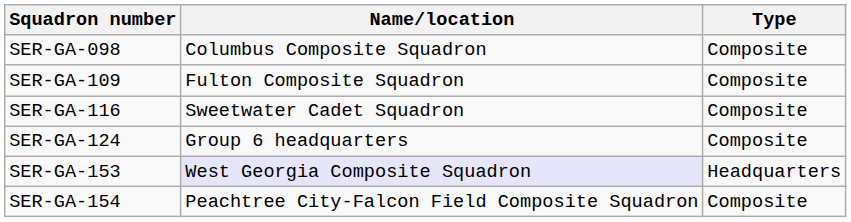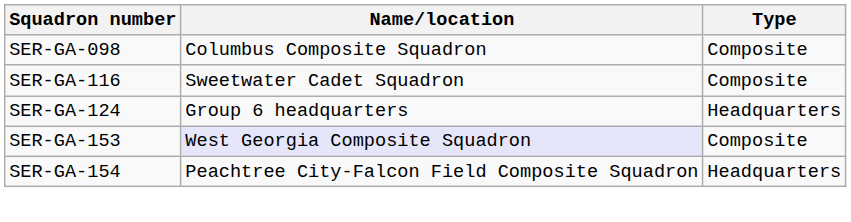- row: (65, 80)
(758, 141) Composite -> (774, 111) Headquarters
(774, 171) Headquarters -> (758, 141) Composite
(758, 202) Composite -> (774, 171) Headquarters
